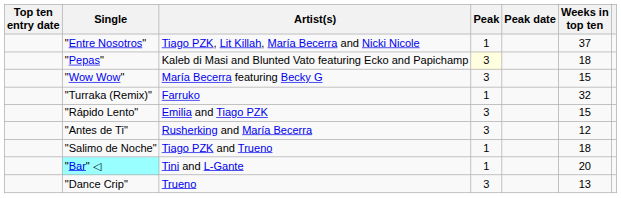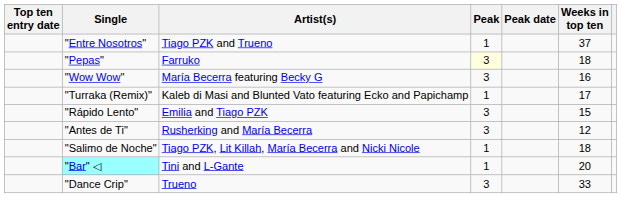(291, 43) Tiago PZK, Lit Killah, María Becerra and Nicki Nicole -> (217, 43) Tiago PZK and Trueno
(315, 60) Kaleb di Masi and Blunted Vato featuring Ecko and Papichamp -> (181, 60) Farruko
(585, 78) 15 -> (585, 78) 16
(181, 95) Farruko -> (315, 95) Kaleb di Masi and Blunted Vato featuring Ecko and Papichamp
(585, 95) 32 -> (585, 95) 17
(217, 148) Tiago PZK and Trueno -> (291, 148) Tiago PZK, Lit Killah, María Becerra and Nicki Nicole
(585, 183) 13 -> (585, 183) 33
